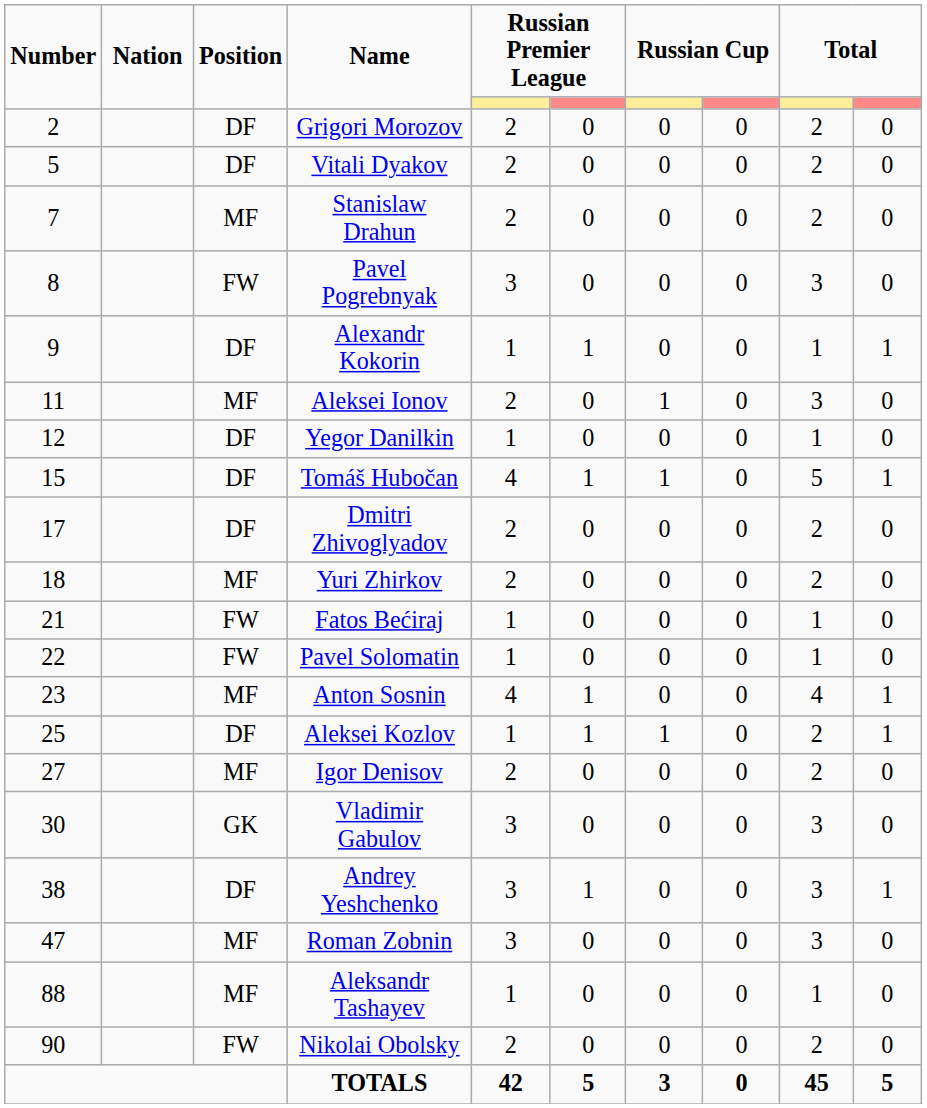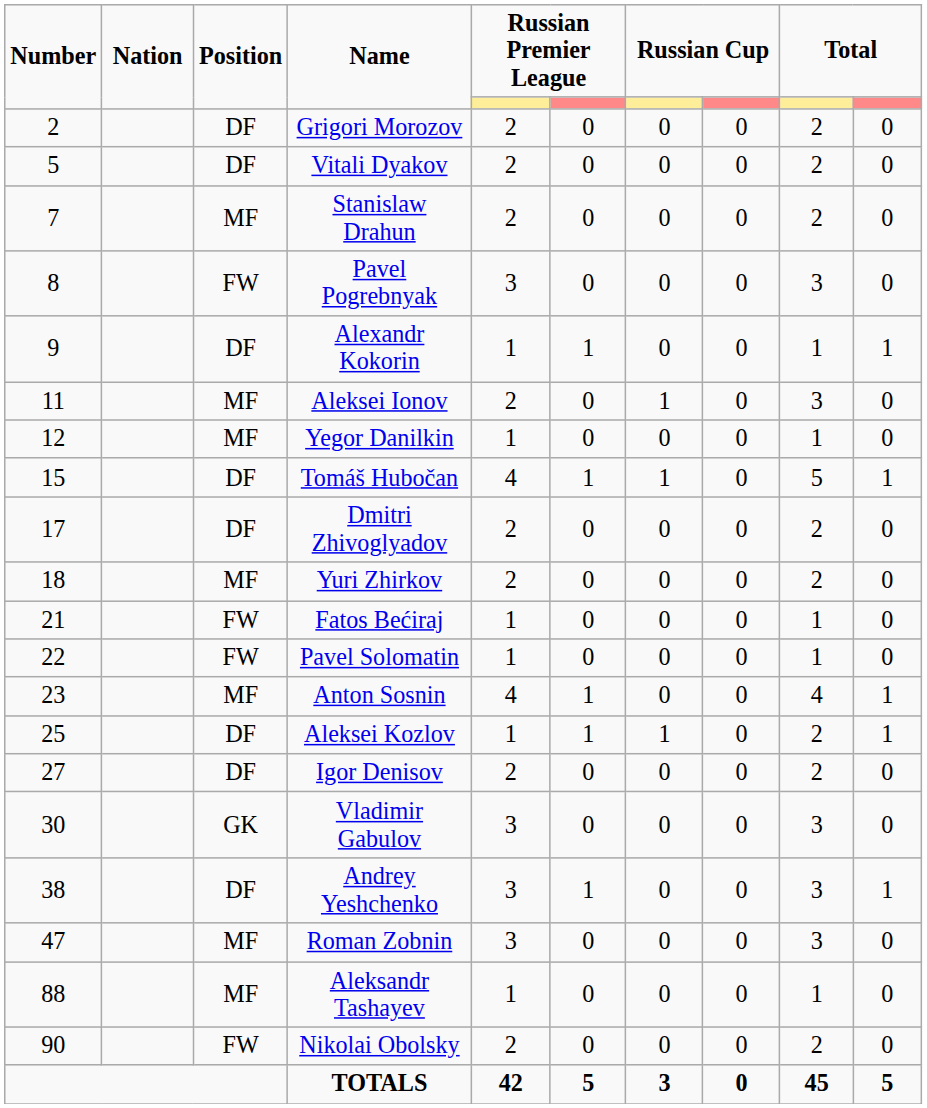(241, 438) DF -> (241, 438) MF
(241, 772) MF -> (241, 772) DF
